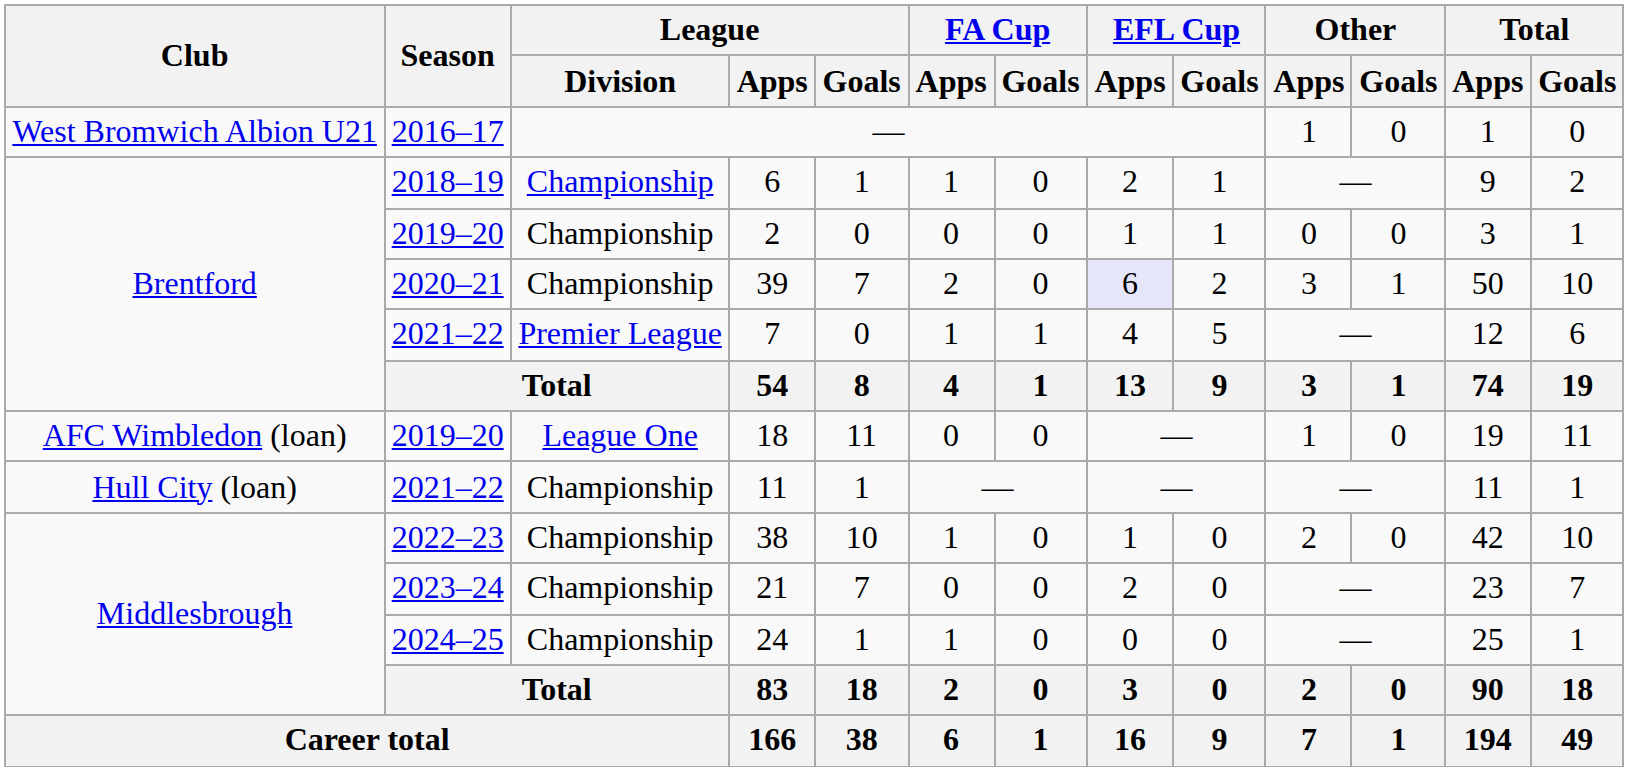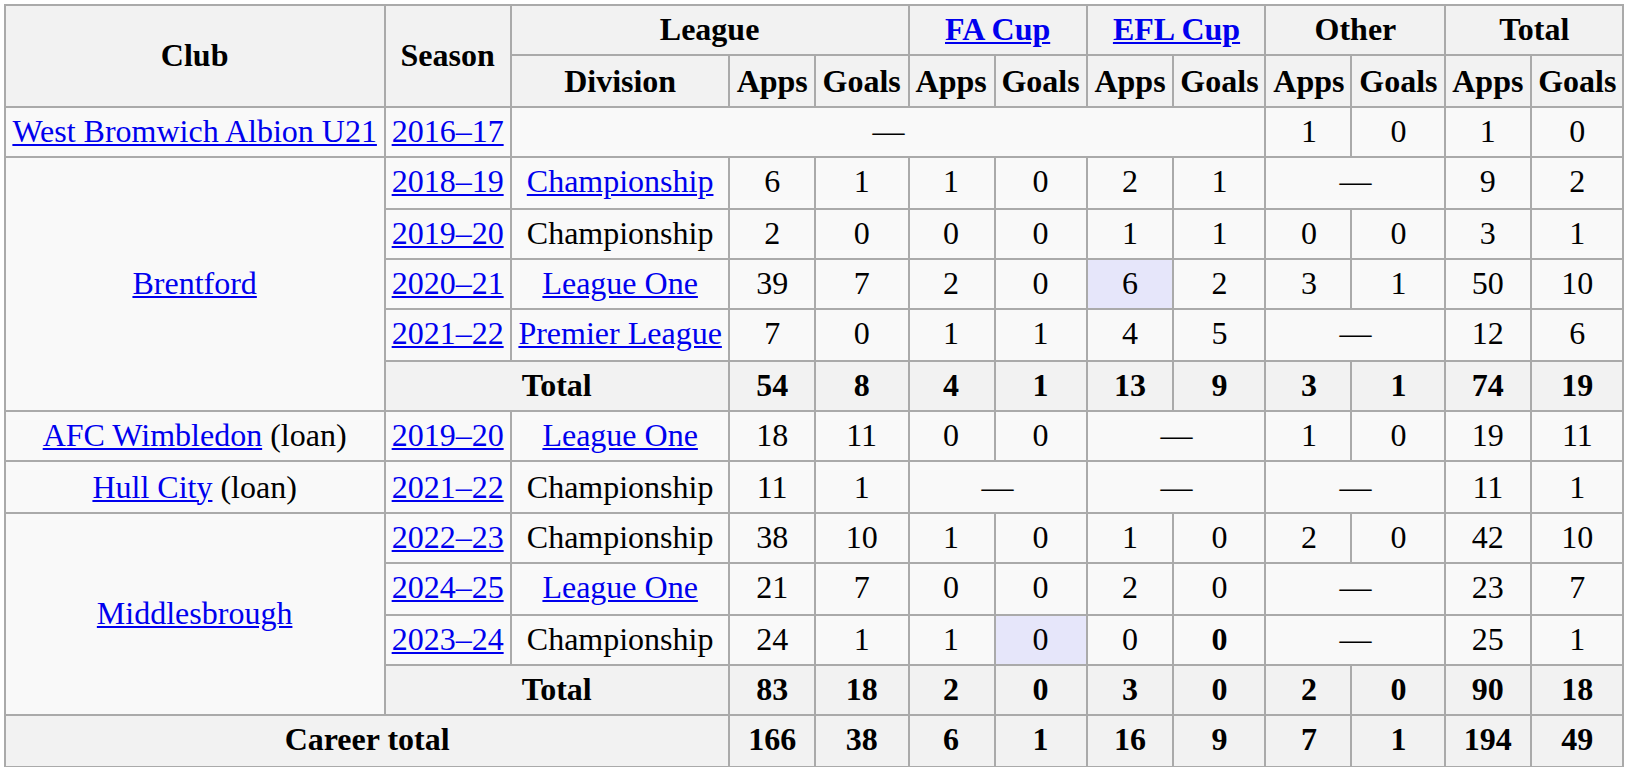(620, 283) Championship -> (620, 283) League One
(448, 588) 2023–24 -> (448, 588) 2024–25
(620, 588) Championship -> (620, 588) League One
(448, 638) 2024–25 -> (448, 638) 2023–24
(1041, 638) no background -> (1041, 638) lavender background
(1219, 638) normal -> (1219, 638) bold
